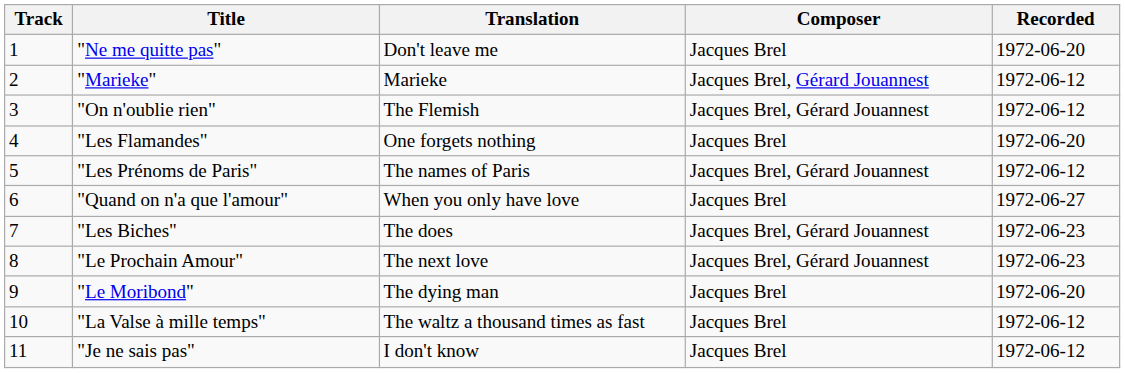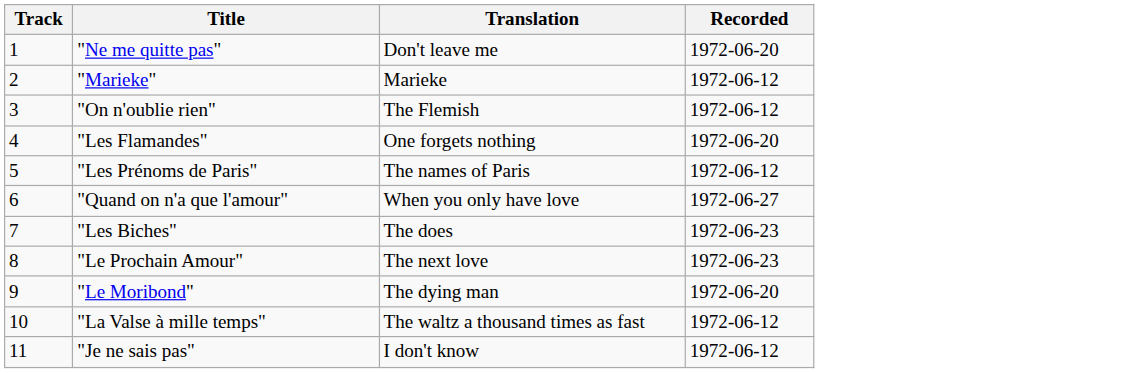- column: (839, 19)
